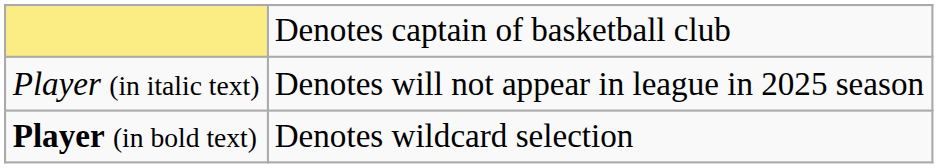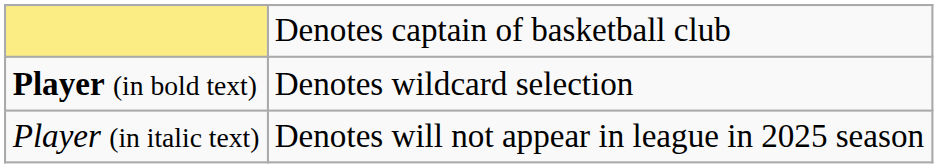rows swapped: (135, 135) <-> (136, 83)
